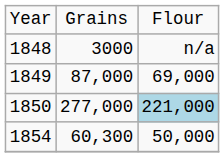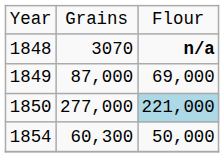(112, 49) 3000 -> (112, 49) 3070
(199, 49) normal -> (199, 49) bold
